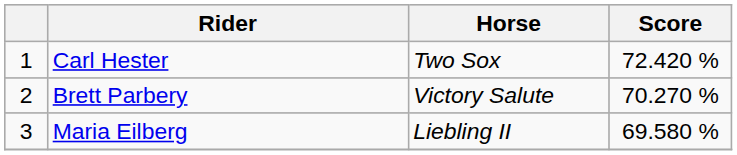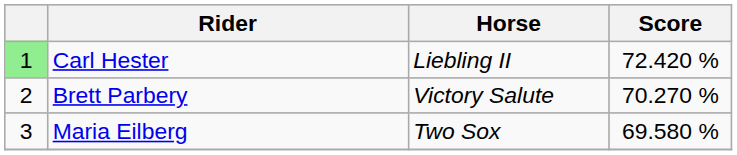(26, 59) no background -> (26, 59) lightgreen background
(457, 59) Two Sox -> (462, 59) Liebling II
(462, 132) Liebling II -> (457, 132) Two Sox
